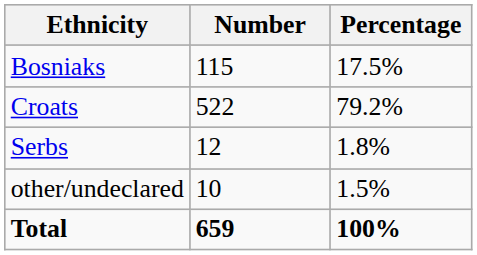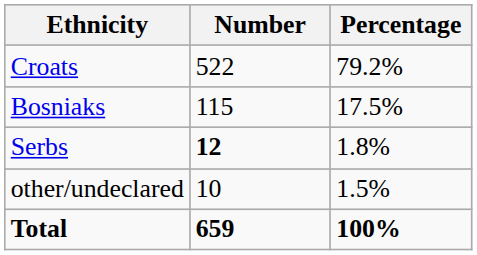rows swapped: (44, 106) <-> (58, 65)
(209, 147) normal -> (209, 147) bold
